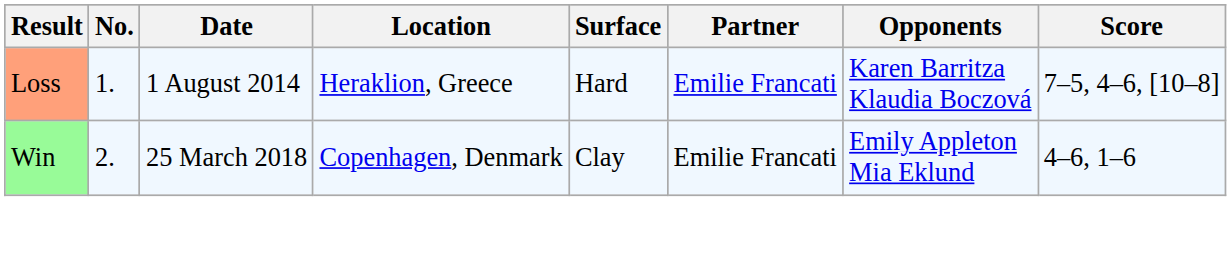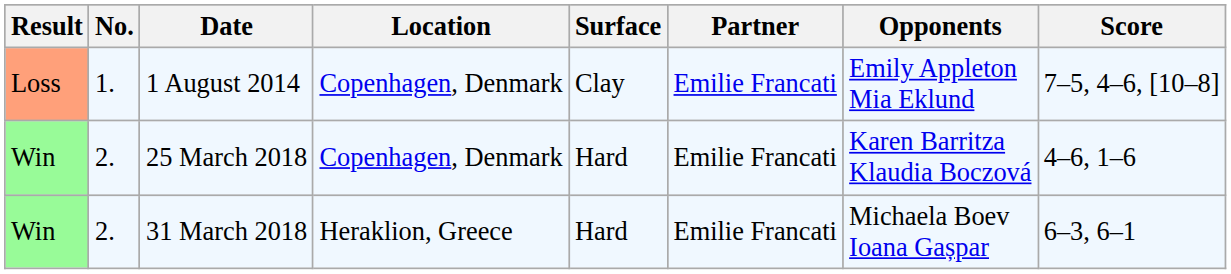(416, 83) Heraklion, Greece -> (441, 83) Copenhagen, Denmark
(601, 83) Hard -> (600, 83) Clay
(940, 83) Karen Barritza Klaudia Boczová -> (933, 83) Emily Appleton Mia Eklund
(600, 156) Clay -> (601, 156) Hard
(933, 156) Emily Appleton Mia Eklund -> (940, 156) Karen Barritza Klaudia Boczová
+ row: (227, 230)
